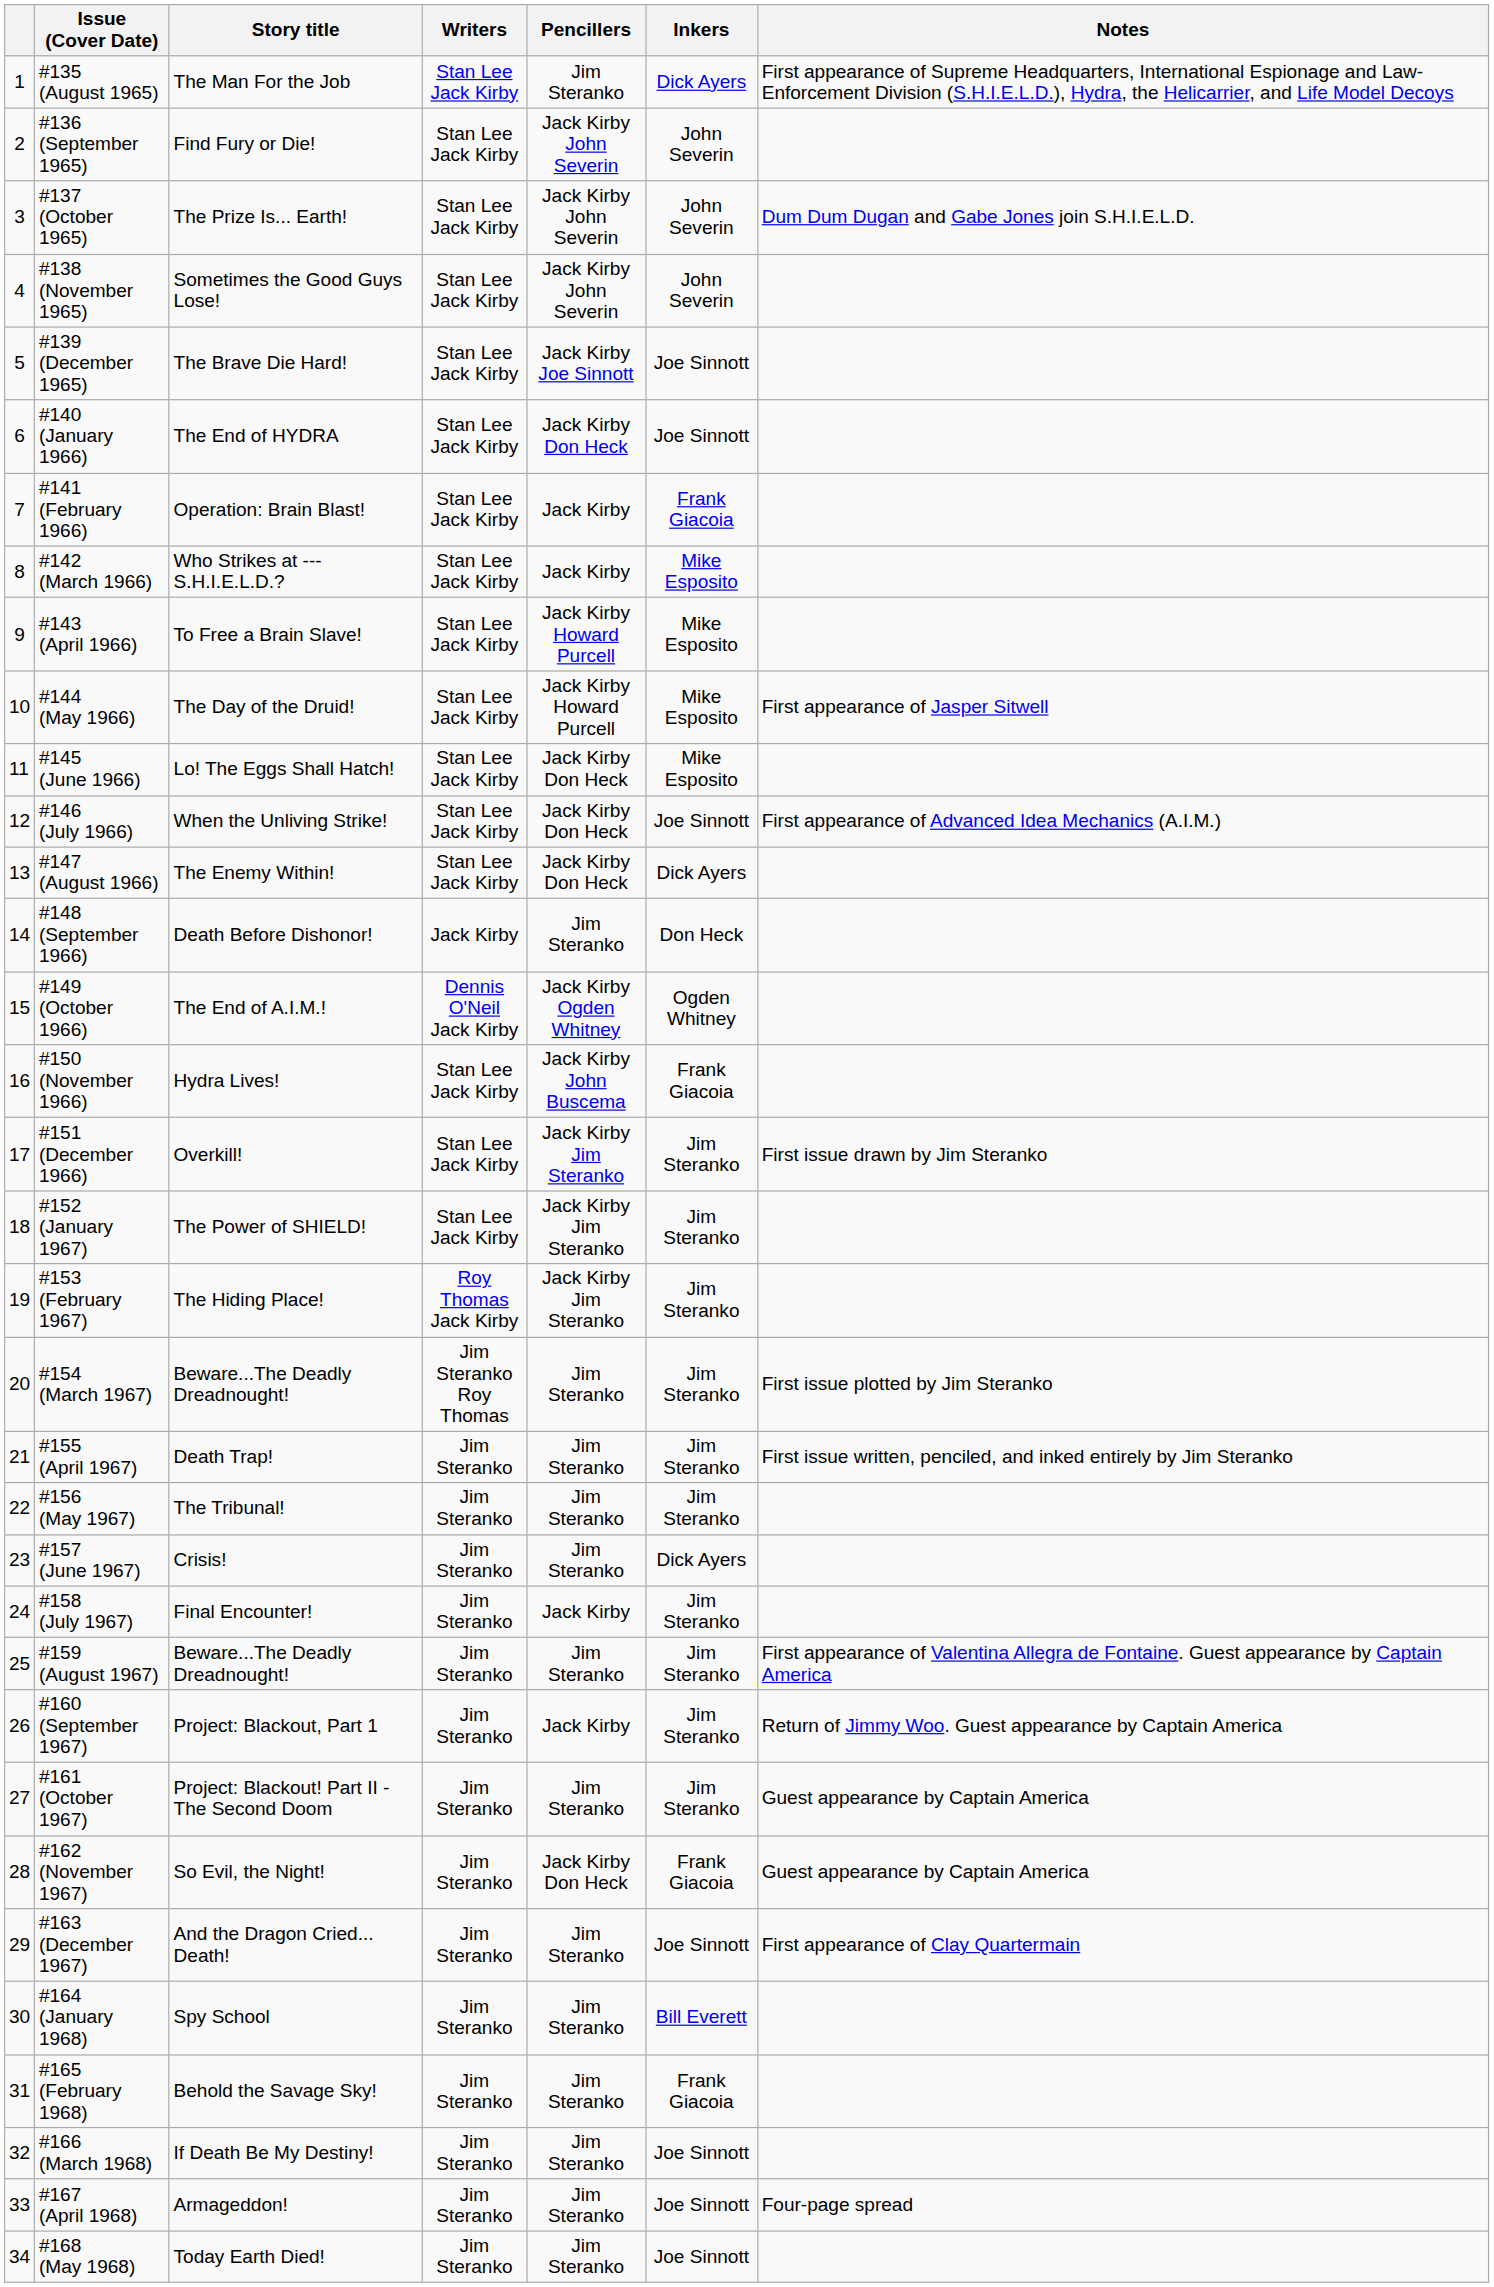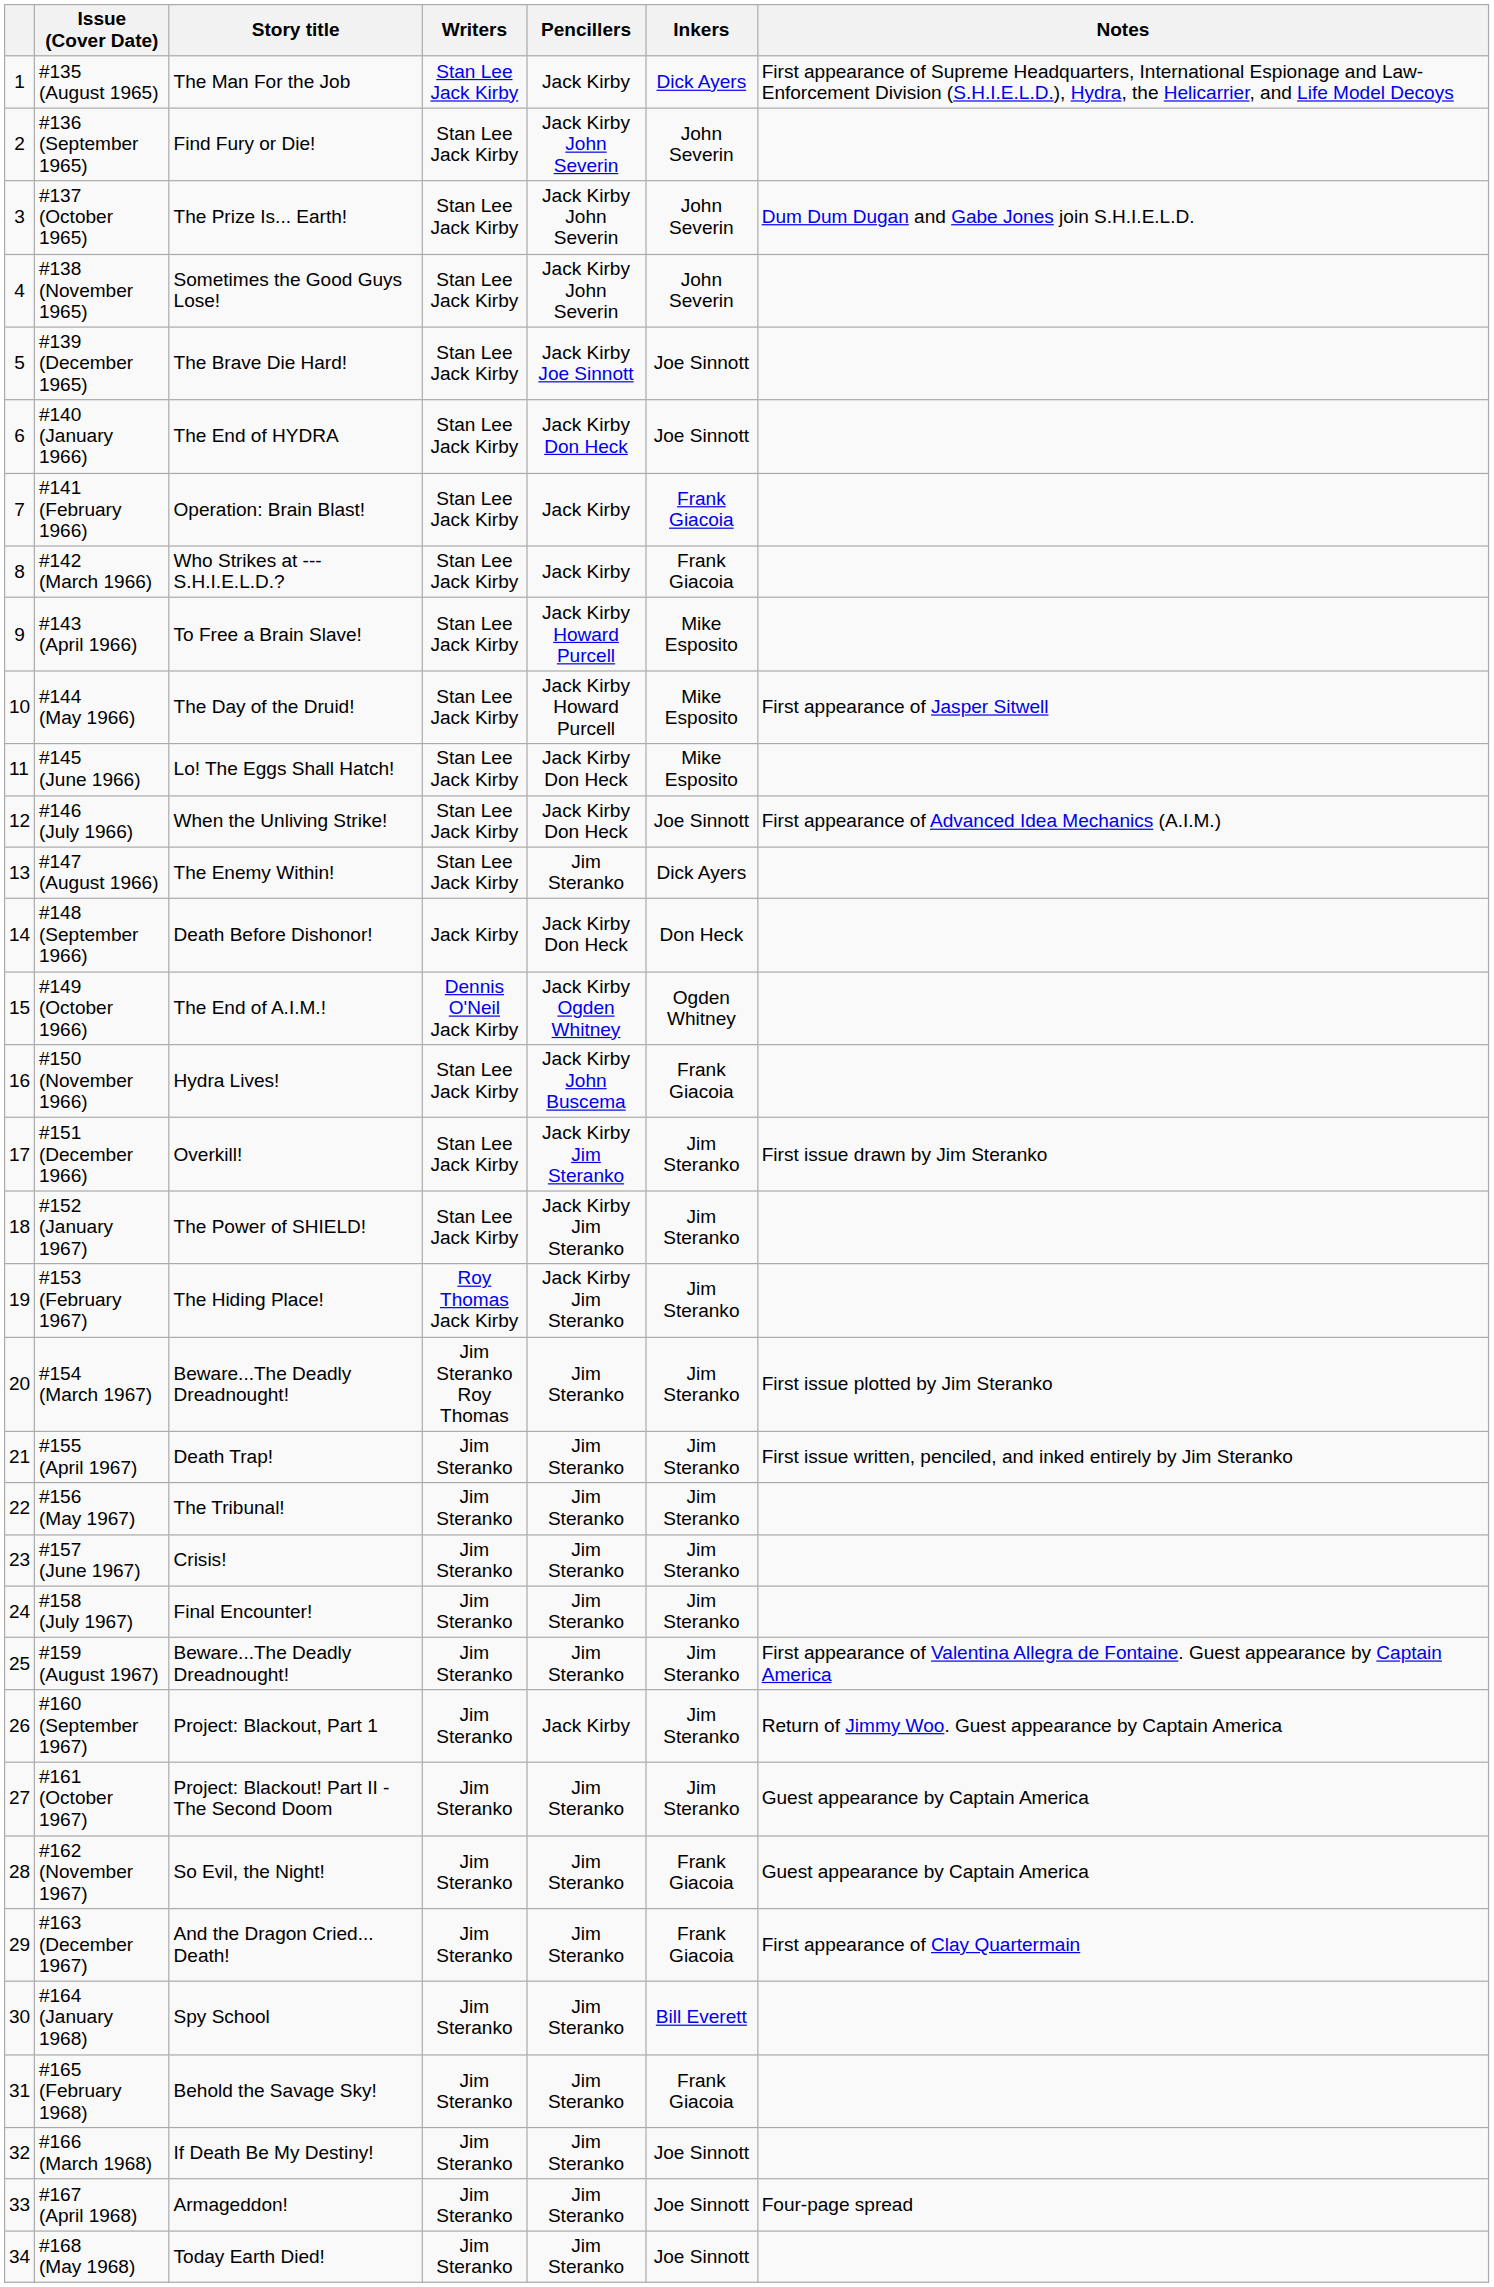(586, 81) Jim Steranko -> (586, 81) Jack Kirby
(701, 571) Mike Esposito -> (701, 571) Frank Giacoia
(586, 872) Jack Kirby Don Heck -> (586, 872) Jim Steranko
(586, 935) Jim Steranko -> (586, 935) Jack Kirby Don Heck
(701, 1560) Dick Ayers -> (701, 1560) Jim Steranko
(586, 1611) Jack Kirby -> (586, 1611) Jim Steranko
(586, 1871) Jack Kirby Don Heck -> (586, 1871) Jim Steranko
(701, 1944) Joe Sinnott -> (701, 1944) Frank Giacoia
